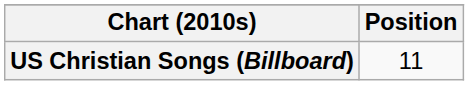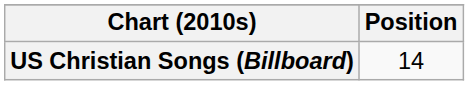(411, 60) 11 -> (411, 60) 14
